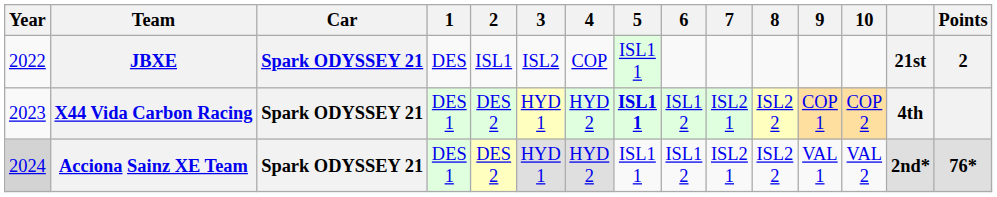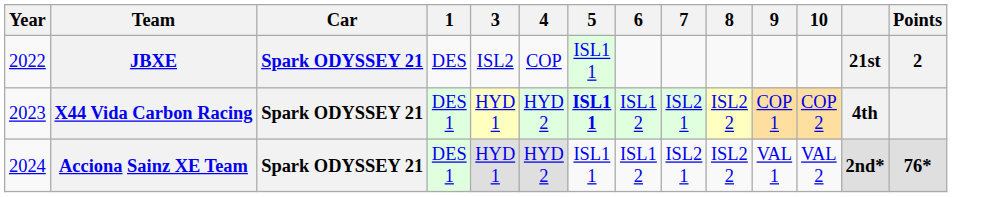- column: (494, 20)
(27, 165) lightgrey background -> (27, 165) no background
